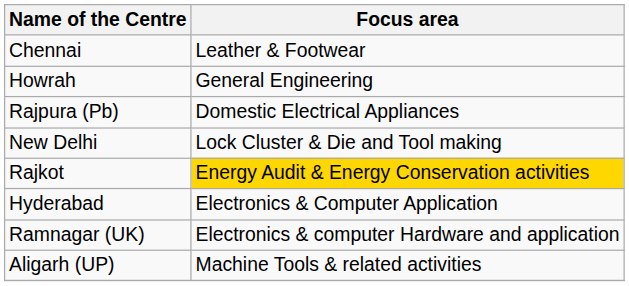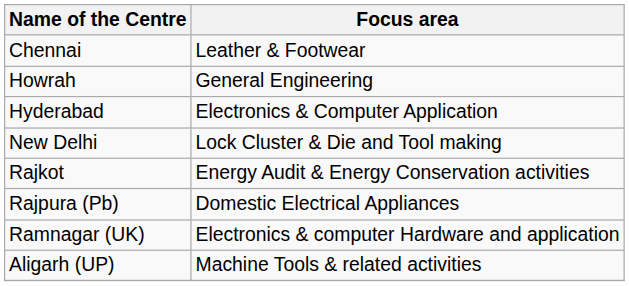rows swapped: (56, 204) <-> (64, 111)
(392, 173) gold background -> (392, 173) no background
